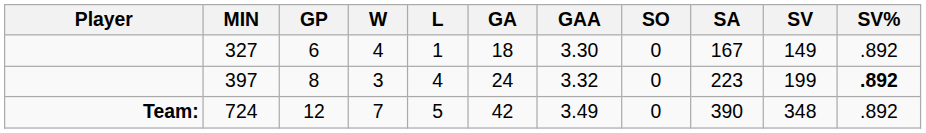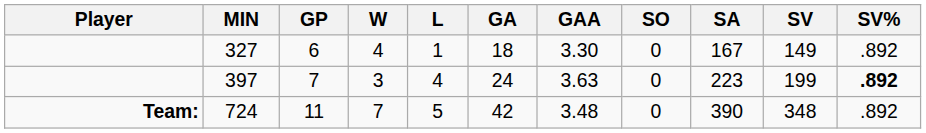(314, 81) 8 -> (314, 81) 7
(579, 81) 3.32 -> (579, 81) 3.63
(314, 111) 12 -> (314, 111) 11
(579, 111) 3.49 -> (579, 111) 3.48
